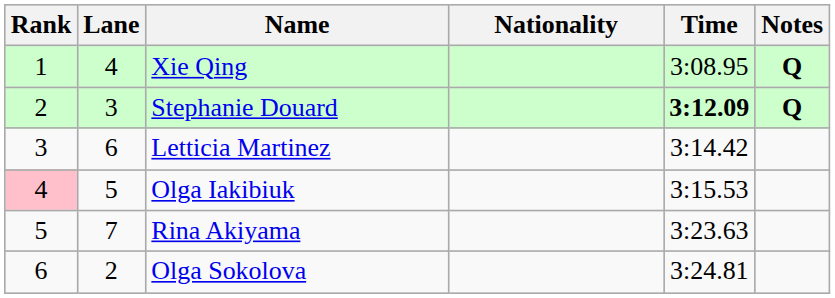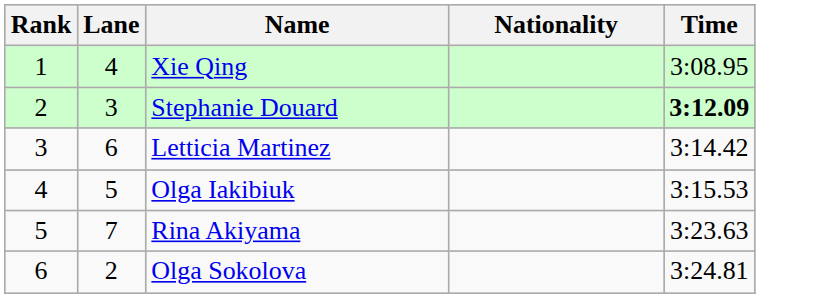- column: (792, 25)
(41, 189) pink background -> (41, 189) no background
